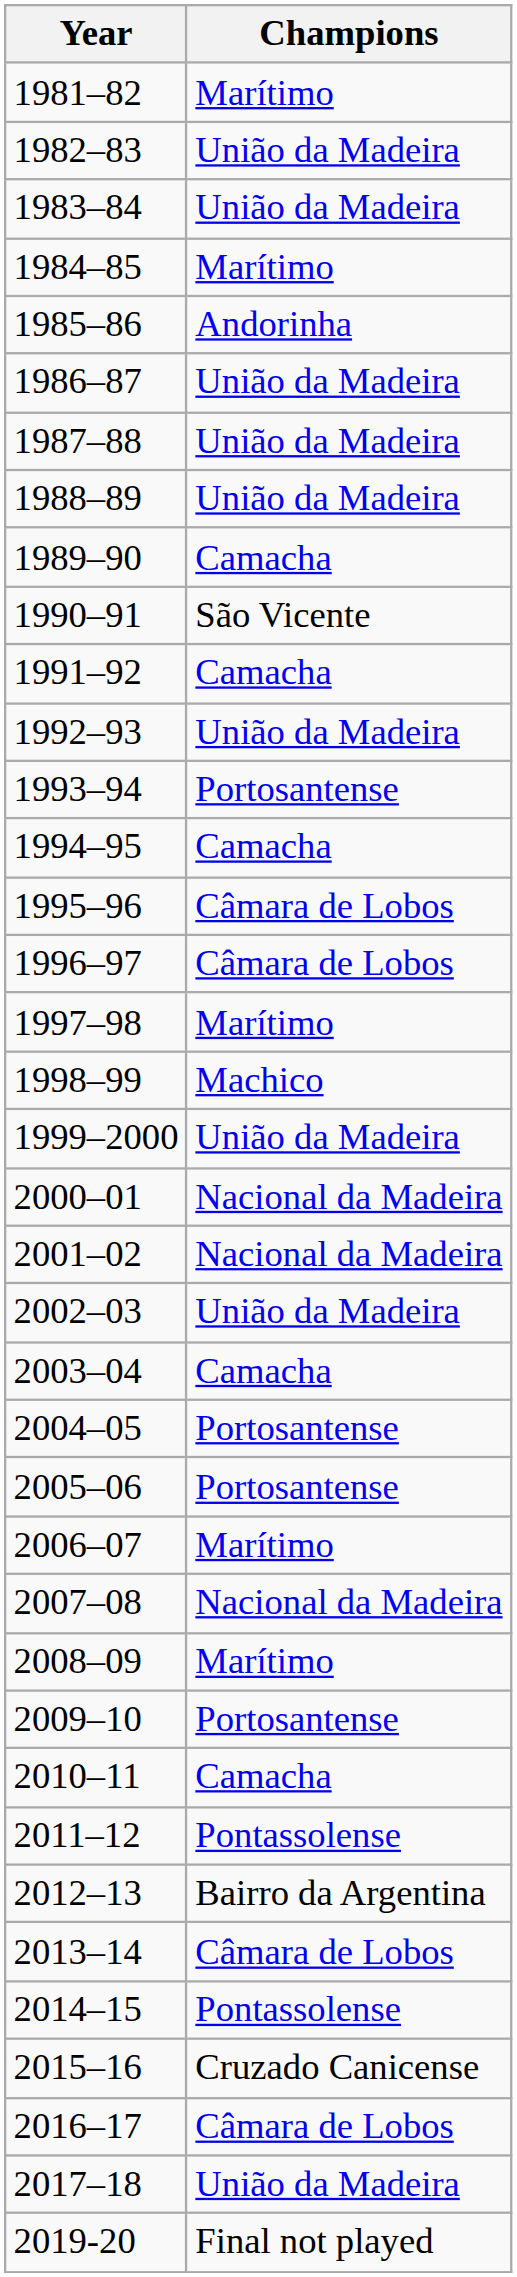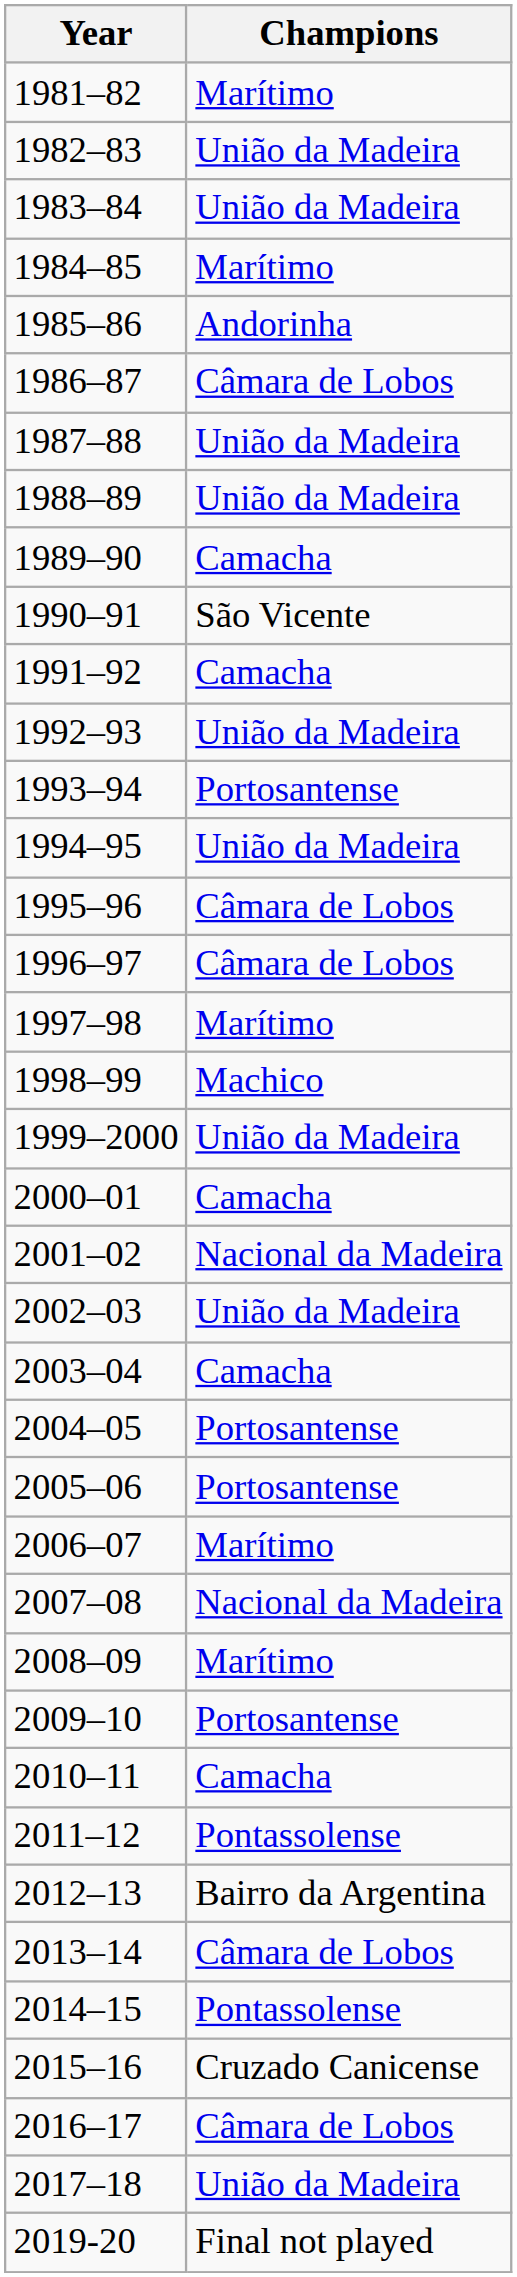(328, 382) União da Madeira -> (325, 382) Câmara de Lobos
(264, 847) Camacha -> (328, 847) União da Madeira
(349, 1195) Nacional da Madeira -> (264, 1195) Camacha
